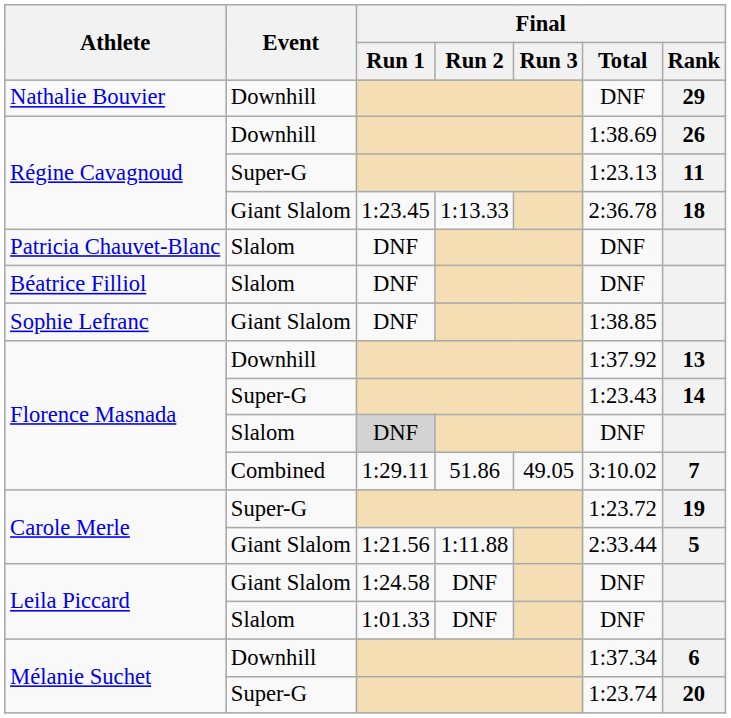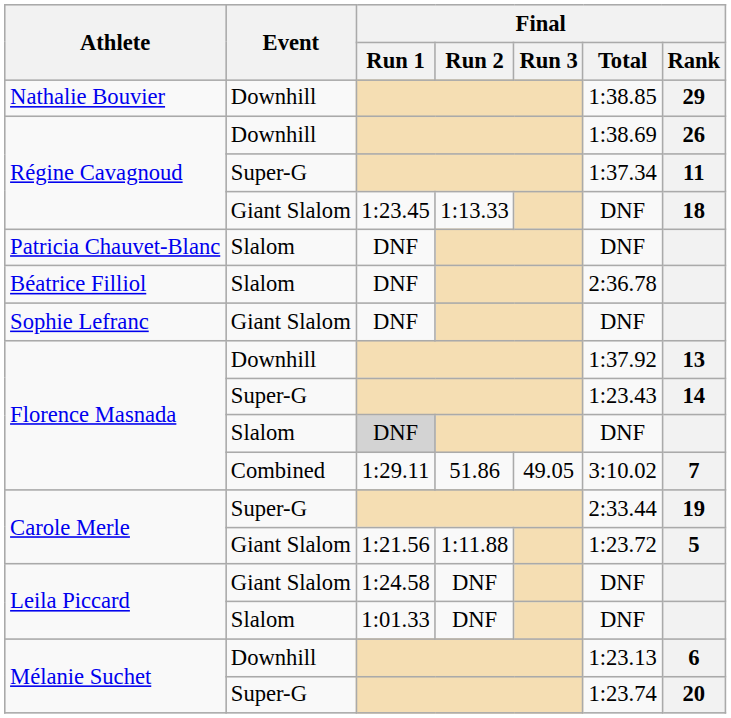(623, 98) DNF -> (623, 98) 1:38.85
(623, 172) 1:23.13 -> (623, 172) 1:37.34
(623, 209) 2:36.78 -> (623, 209) DNF
(623, 284) DNF -> (623, 284) 2:36.78
(623, 321) 1:38.85 -> (623, 321) DNF
(623, 508) 1:23.72 -> (623, 508) 2:33.44
(623, 545) 2:33.44 -> (623, 545) 1:23.72
(623, 657) 1:37.34 -> (623, 657) 1:23.13
